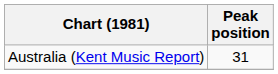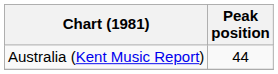(241, 57) 31 -> (241, 57) 44
